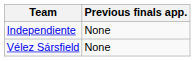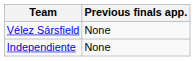rows swapped: (43, 47) <-> (41, 30)
